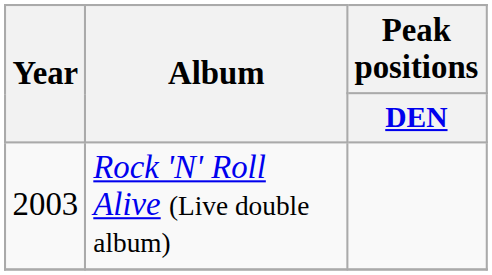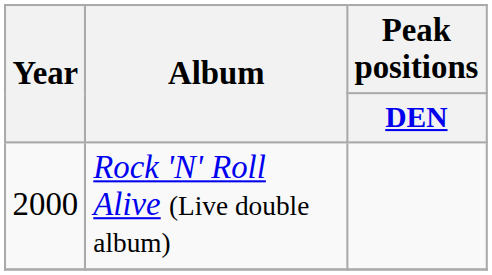(45, 205) 2003 -> (45, 205) 2000
